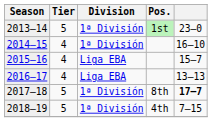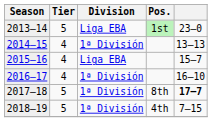(112, 29) 1ª División -> (103, 29) Liga EBA
(191, 45) 16–10 -> (191, 45) 13–13
(103, 77) Liga EBA -> (112, 77) 1ª División
(191, 77) 13–13 -> (191, 77) 16–10
